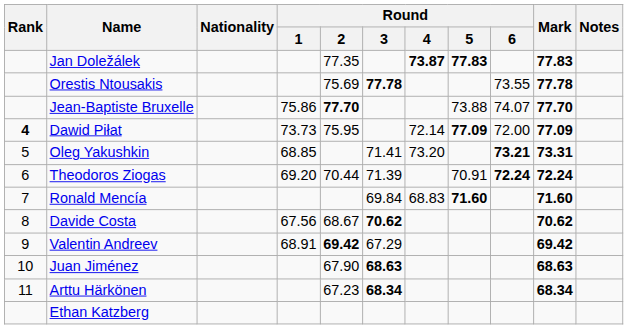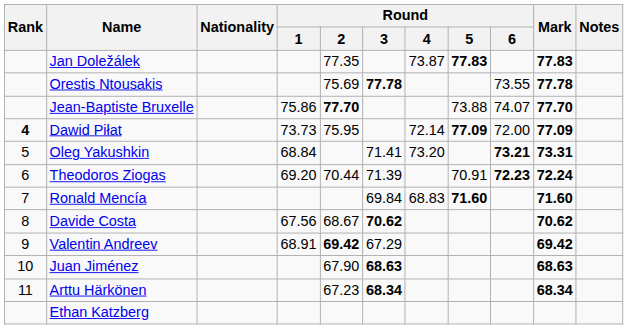(427, 61) bold -> (427, 61) normal
(299, 152) 68.85 -> (299, 152) 68.84
(512, 175) 72.24 -> (512, 175) 72.23
